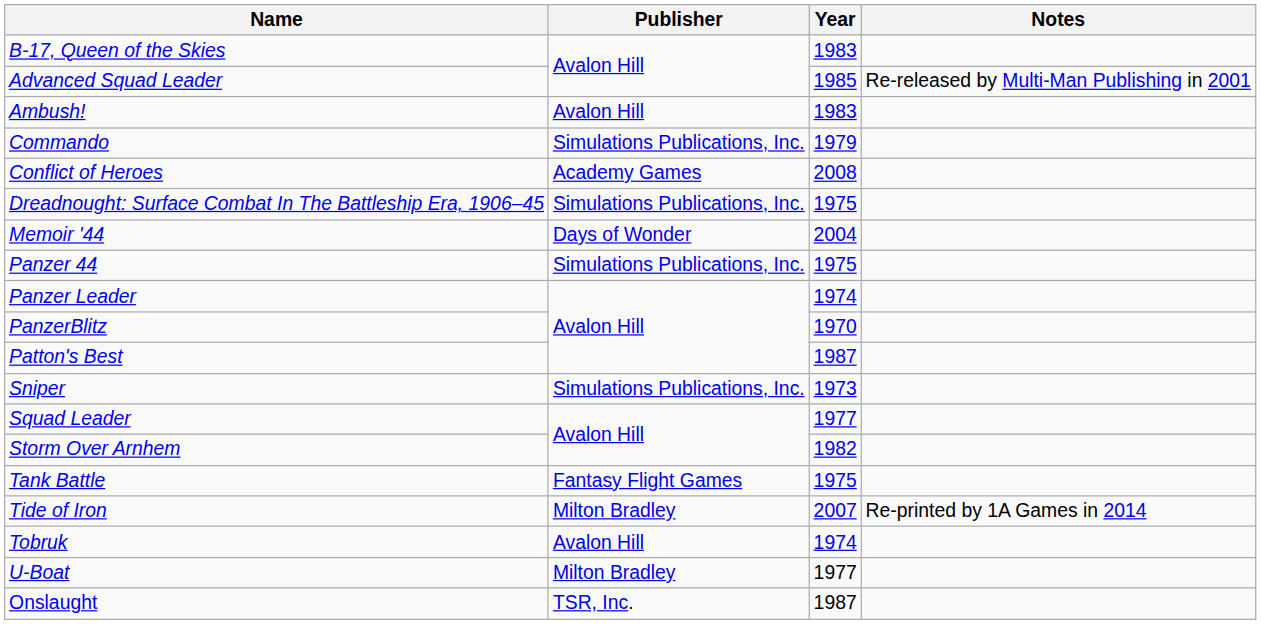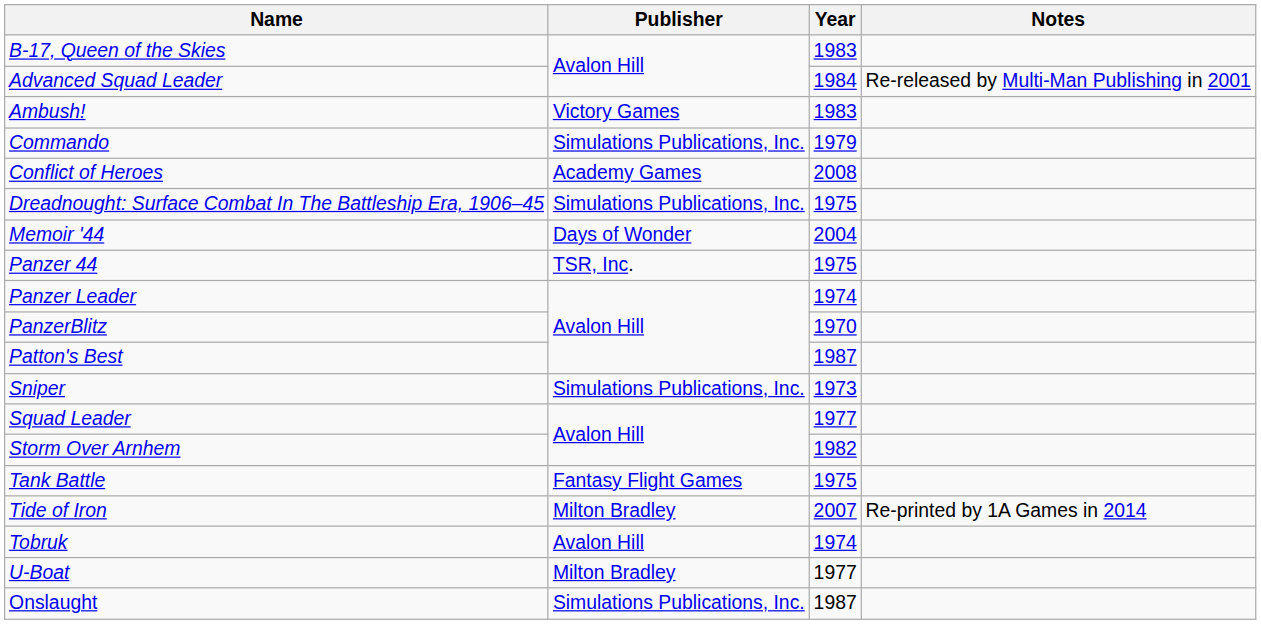(835, 81) 1985 -> (835, 81) 1984
(598, 111) Avalon Hill -> (616, 111) Victory Games
(679, 265) Simulations Publications, Inc. -> (593, 265) TSR, Inc.
(593, 603) TSR, Inc. -> (679, 603) Simulations Publications, Inc.
